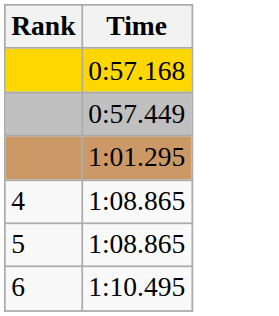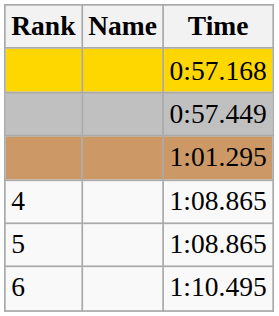+ column: (123, 26)
